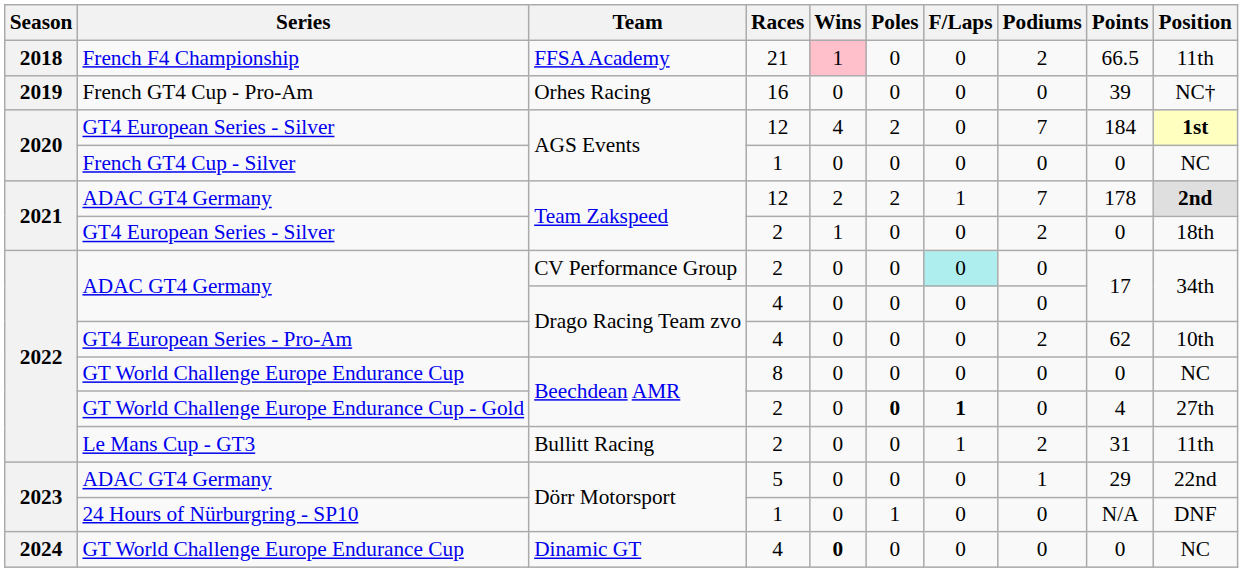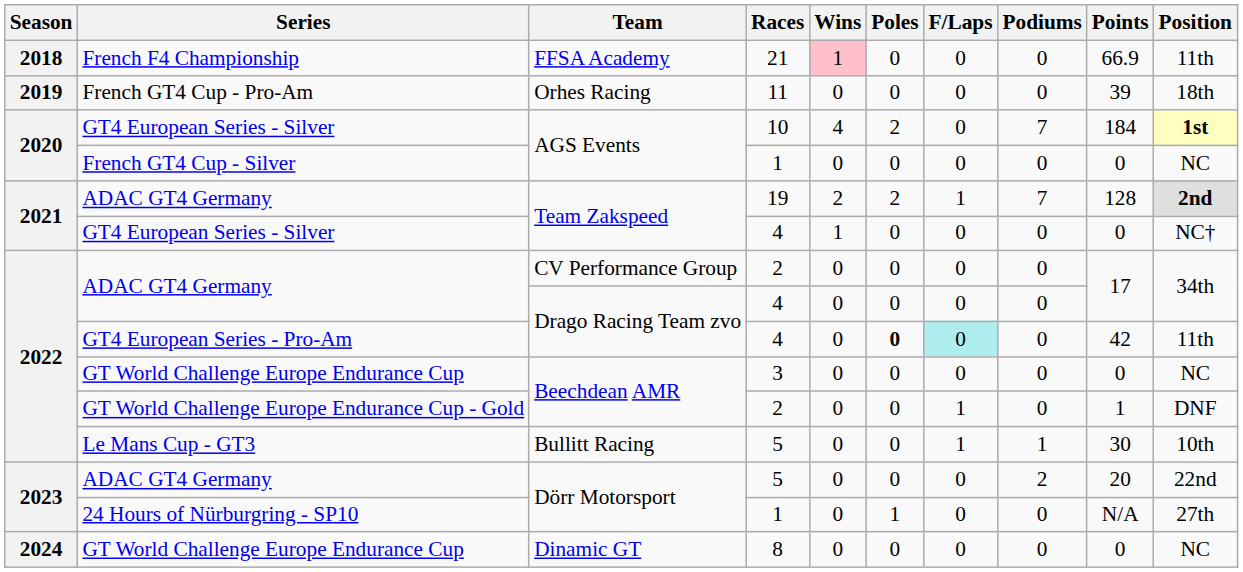(1042, 57) 2 -> (1042, 57) 0
(1120, 57) 66.5 -> (1120, 57) 66.9
(778, 92) 16 -> (778, 92) 11
(1195, 92) NC† -> (1195, 92) 18th
(778, 127) 12 -> (778, 127) 10
(778, 198) 12 -> (778, 198) 19
(1120, 198) 178 -> (1120, 198) 128
(778, 233) 2 -> (778, 233) 4
(1042, 233) 2 -> (1042, 233) 0
(1195, 233) 18th -> (1195, 233) NC†
(961, 268) paleturquoise background -> (961, 268) no background
(895, 338) normal -> (895, 338) bold
(961, 338) no background -> (961, 338) paleturquoise background
(1042, 338) 2 -> (1042, 338) 0
(1120, 338) 62 -> (1120, 338) 42
(1195, 338) 10th -> (1195, 338) 11th
(778, 373) 8 -> (778, 373) 3
(895, 409) bold -> (895, 409) normal
(961, 409) bold -> (961, 409) normal
(1120, 409) 4 -> (1120, 409) 1
(1195, 409) 27th -> (1195, 409) DNF
(778, 444) 2 -> (778, 444) 5
(1042, 444) 2 -> (1042, 444) 1
(1120, 444) 31 -> (1120, 444) 30
(1195, 444) 11th -> (1195, 444) 10th
(1042, 479) 1 -> (1042, 479) 2
(1120, 479) 29 -> (1120, 479) 20
(1195, 514) DNF -> (1195, 514) 27th
(778, 549) 4 -> (778, 549) 8
(838, 549) bold -> (838, 549) normal
